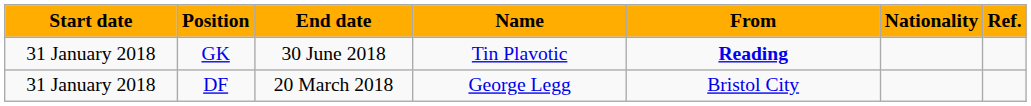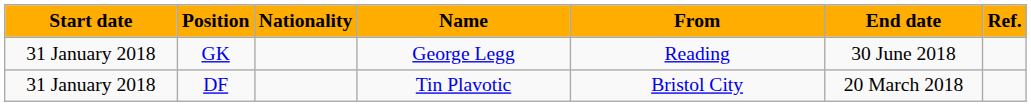columns swapped: (932, 21) <-> (334, 21)
(520, 53) Tin Plavotic -> (464, 53) George Legg
(753, 53) bold -> (697, 53) normal
(520, 85) George Legg -> (464, 85) Tin Plavotic
